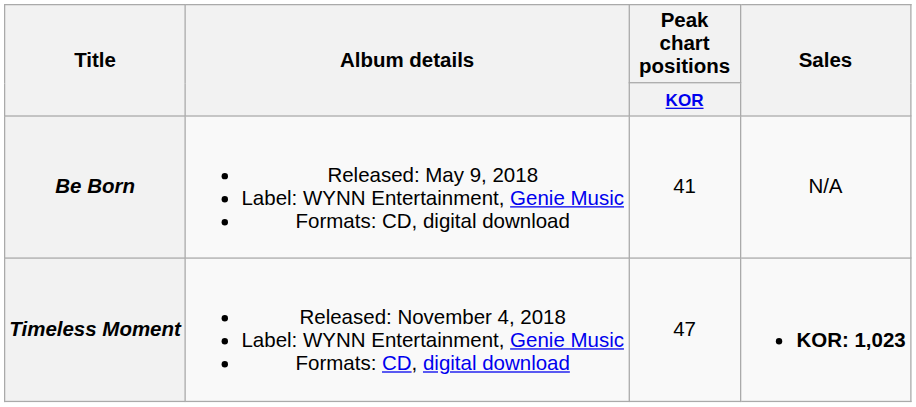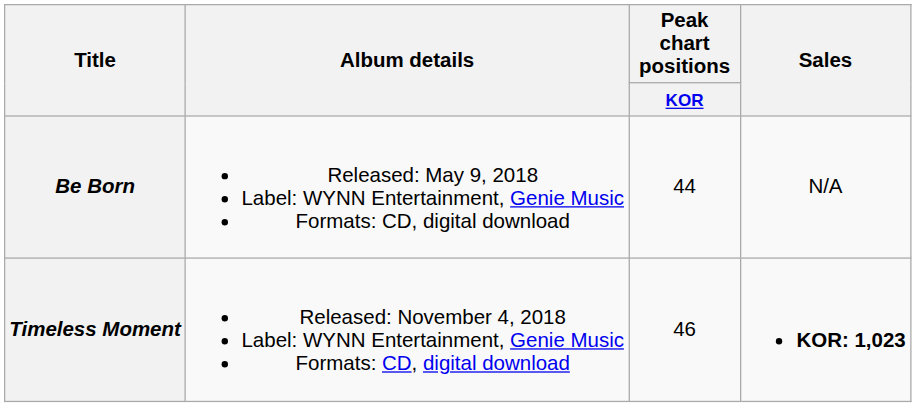(685, 186) 41 -> (685, 186) 44
(685, 329) 47 -> (685, 329) 46
